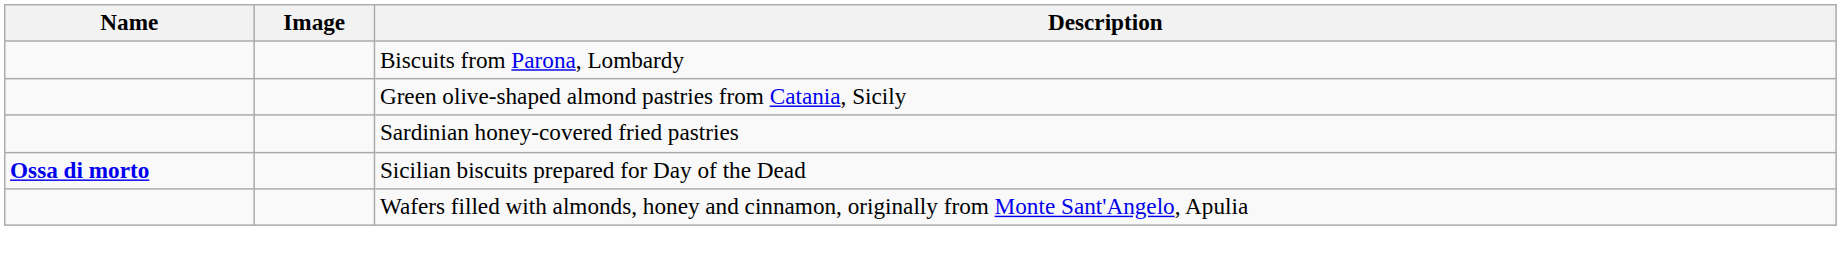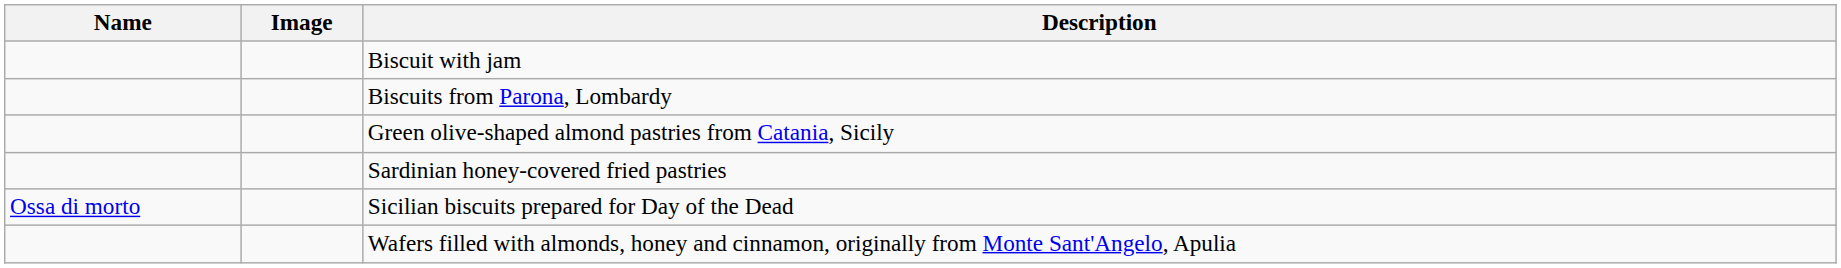+ row: (445, 59)
(80, 170) bold -> (75, 206) normal
